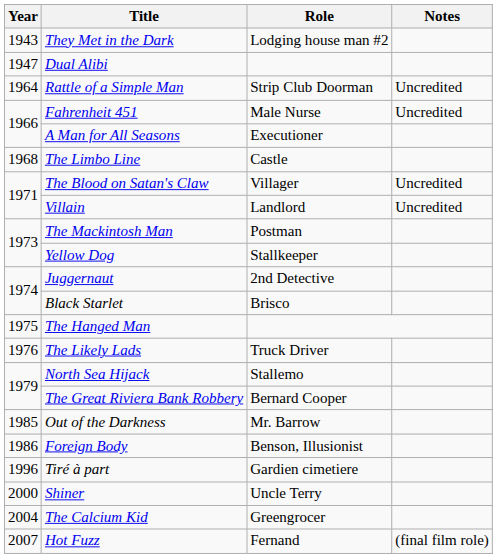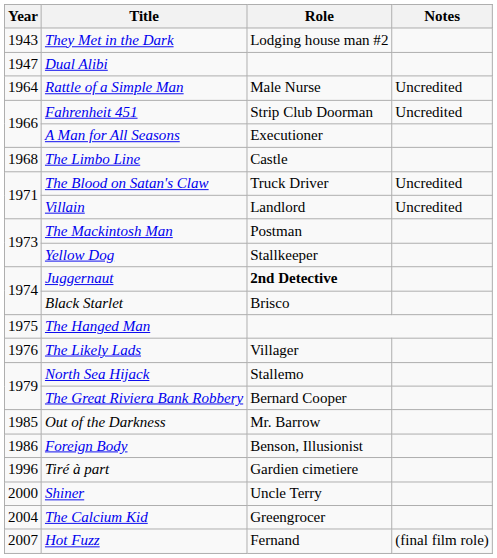(312, 87) Strip Club Doorman -> (285, 87) Male Nurse
(285, 111) Male Nurse -> (312, 111) Strip Club Doorman
(274, 183) Villager -> (289, 183) Truck Driver
(292, 278) normal -> (294, 278) bold
(289, 350) Truck Driver -> (274, 350) Villager
